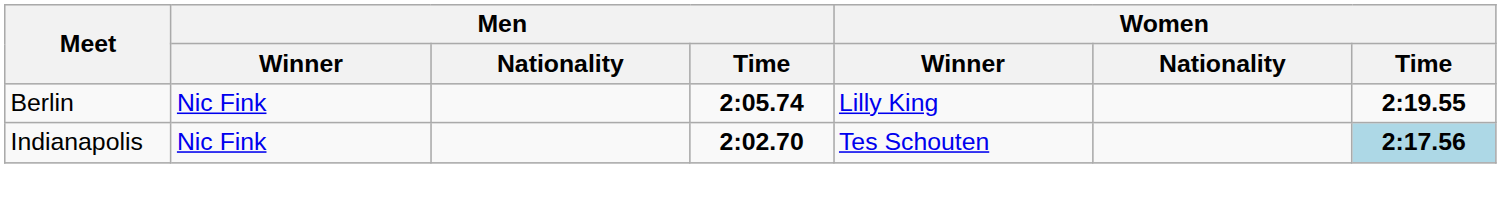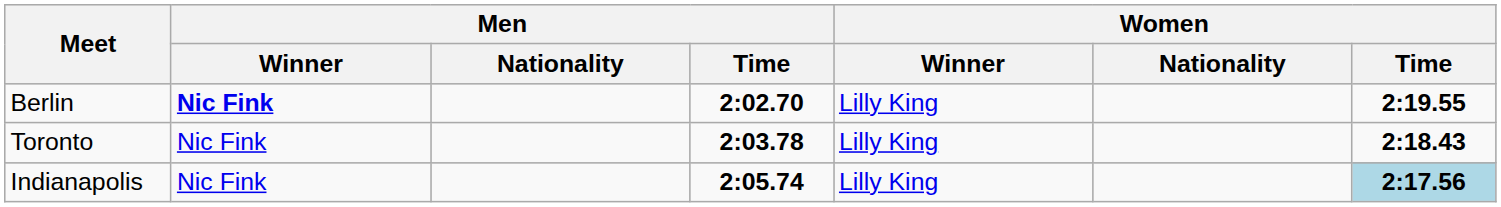(222, 102) normal -> (225, 102) bold
(762, 102) 2:05.74 -> (762, 102) 2:02.70
+ row: (52, 142)
(762, 142) 2:02.70 -> (762, 181) 2:05.74
(914, 142) Tes Schouten -> (889, 181) Lilly King
